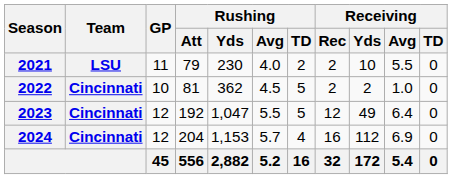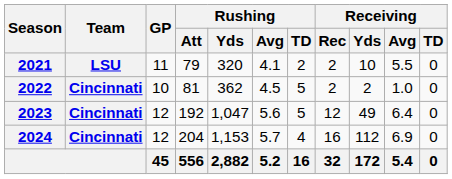(230, 64) 230 -> (230, 64) 320
(270, 64) 4.0 -> (270, 64) 4.1
(270, 112) 5.5 -> (270, 112) 5.6
